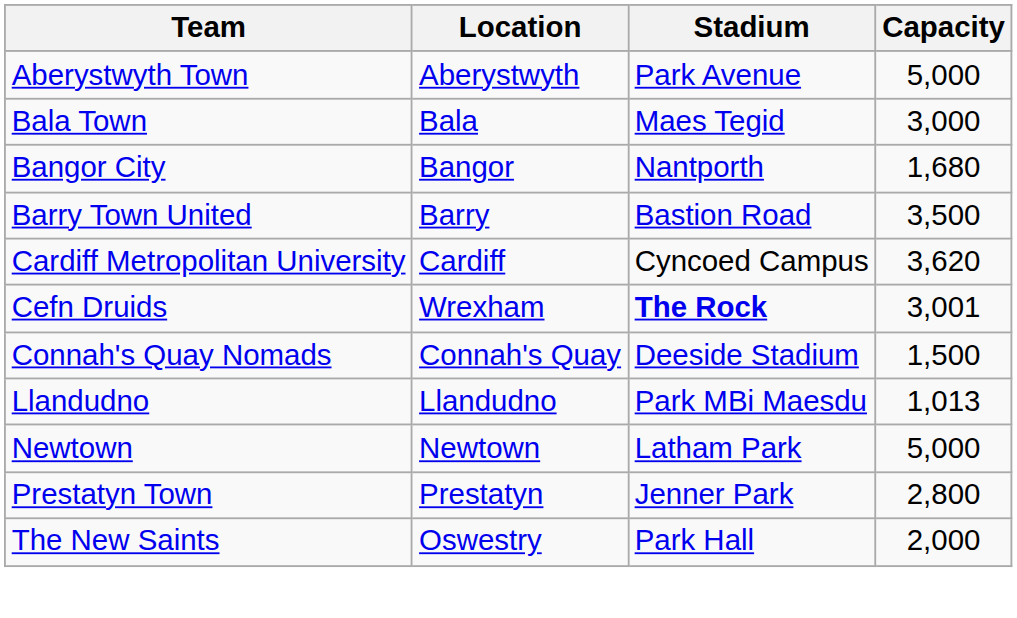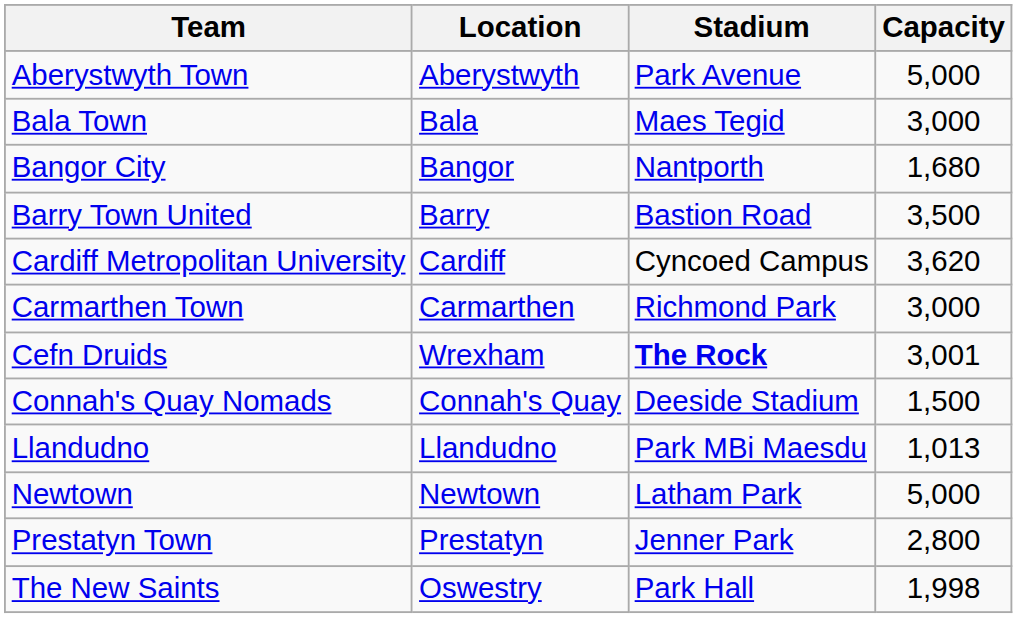+ row: (128, 307)
(944, 541) 2,000 -> (944, 588) 1,998
